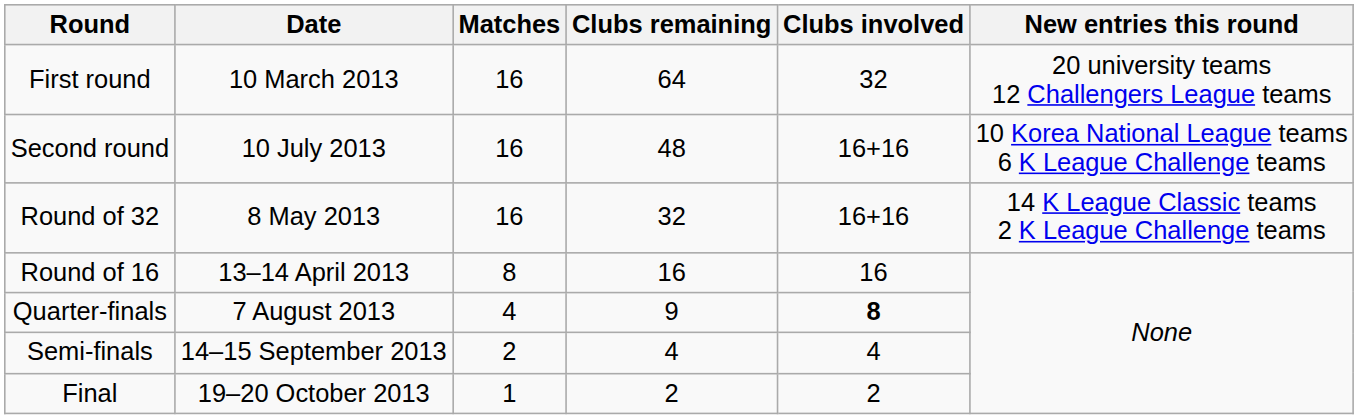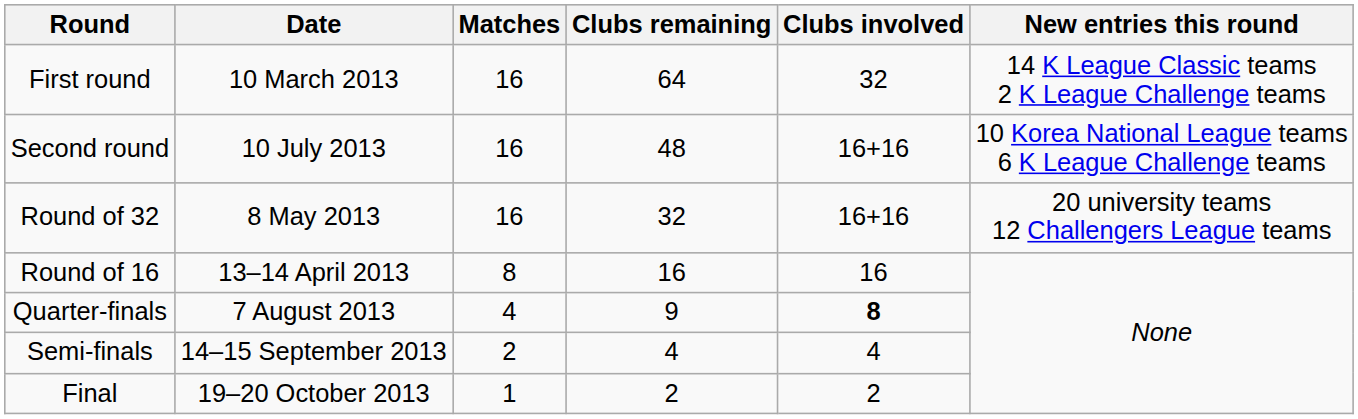(1162, 79) 20 university teams 12 Challengers League teams -> (1162, 79) 14 K League Classic teams 2 K League Challenge teams
(1162, 217) 14 K League Classic teams 2 K League Challenge teams -> (1162, 217) 20 university teams 12 Challengers League teams
